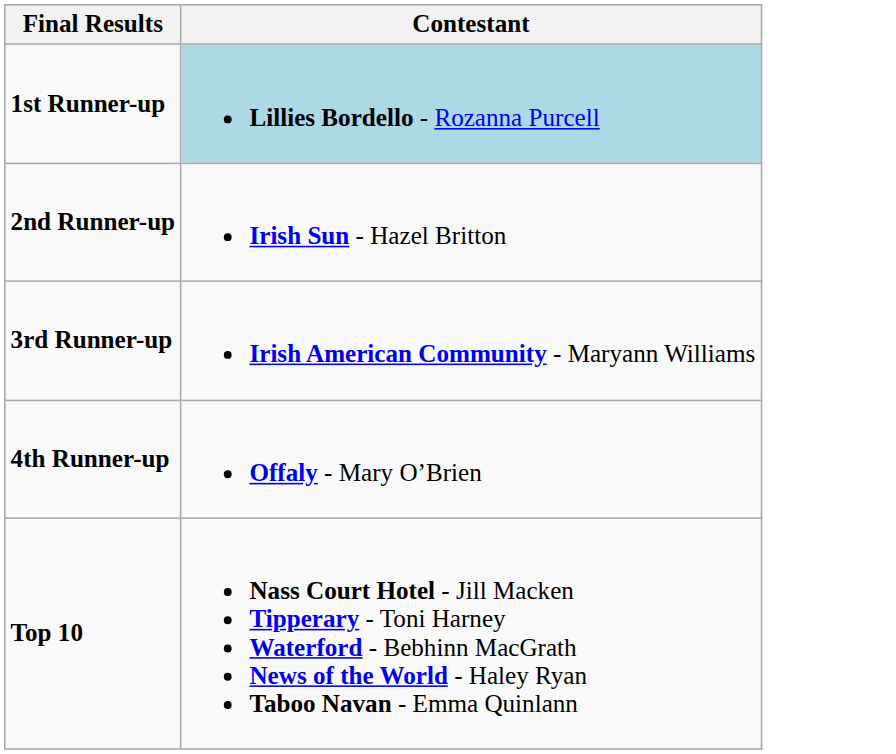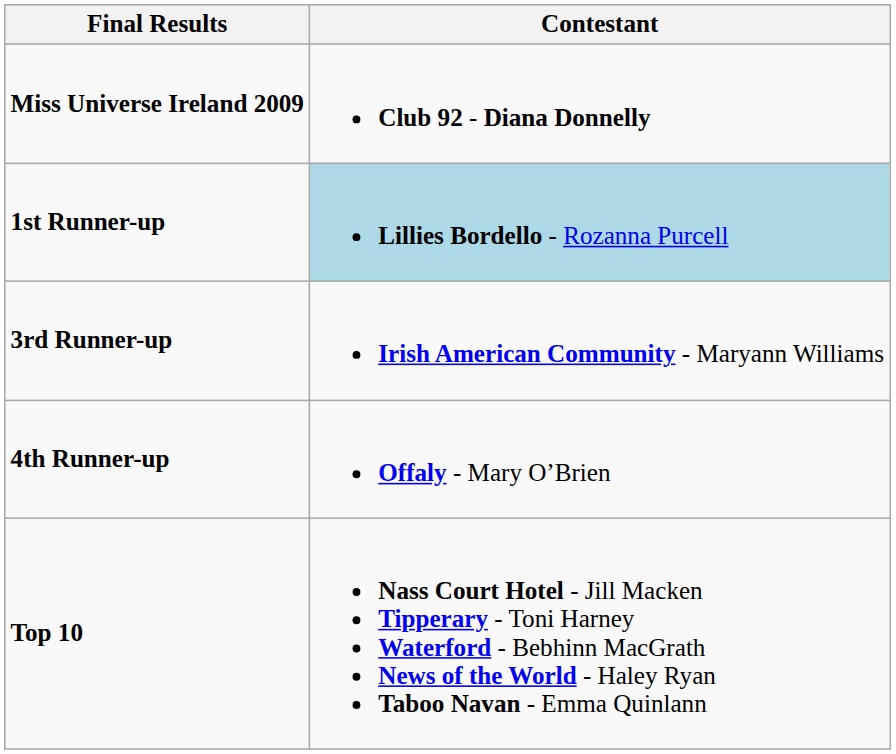+ row: (157, 103)
- row: (93, 221)
